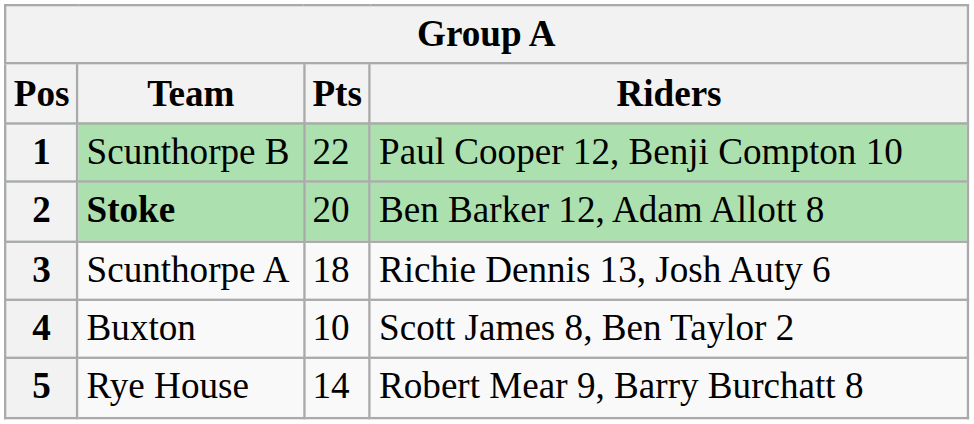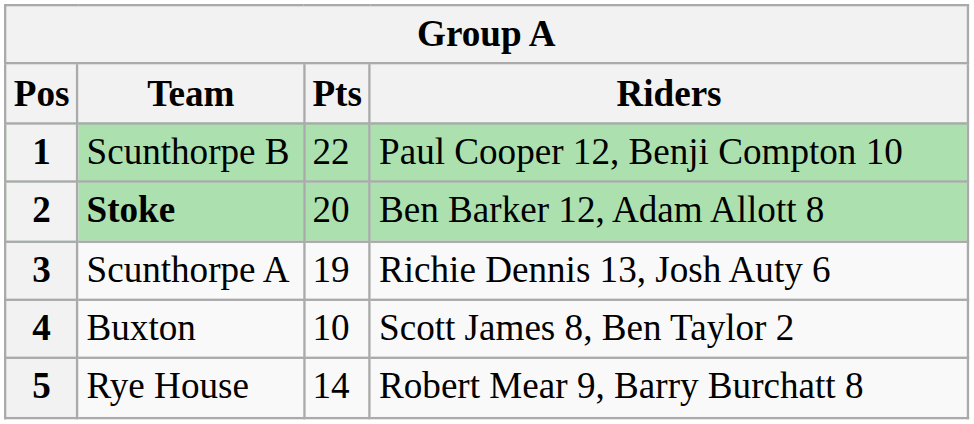(331, 269) 18 -> (331, 269) 19
